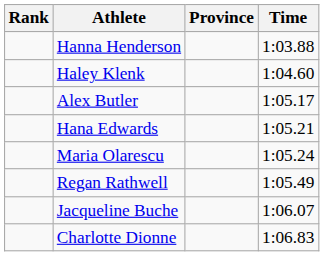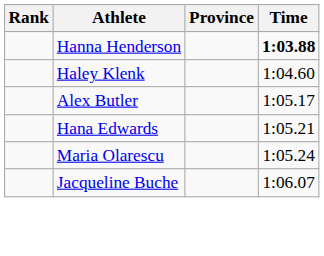(288, 45) normal -> (289, 45) bold
- row: (112, 182)
- row: (117, 237)
